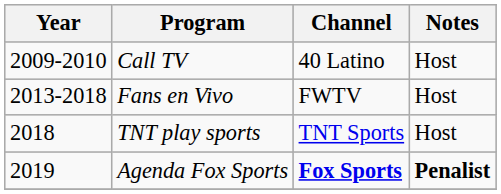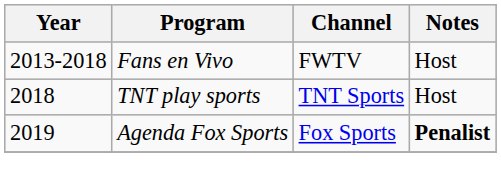- row: (152, 60)
(350, 170) bold -> (347, 133) normal
